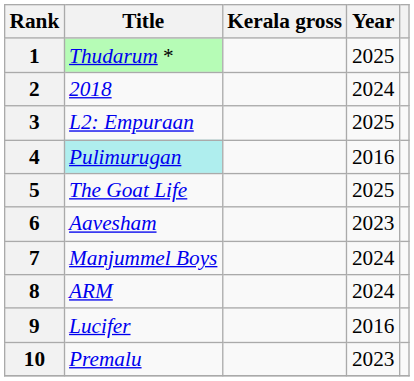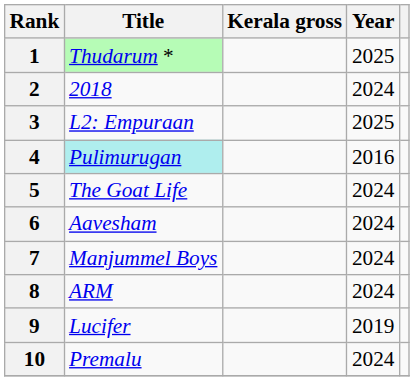(373, 190) 2025 -> (373, 190) 2024
(373, 223) 2023 -> (373, 223) 2024
(373, 325) 2016 -> (373, 325) 2019
(373, 358) 2023 -> (373, 358) 2024
